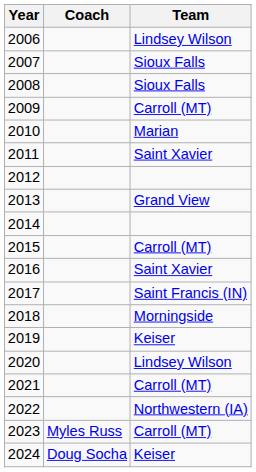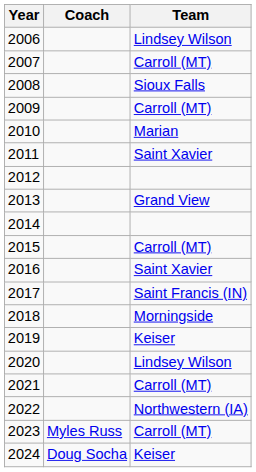(169, 62) Sioux Falls -> (173, 62) Carroll (MT)
